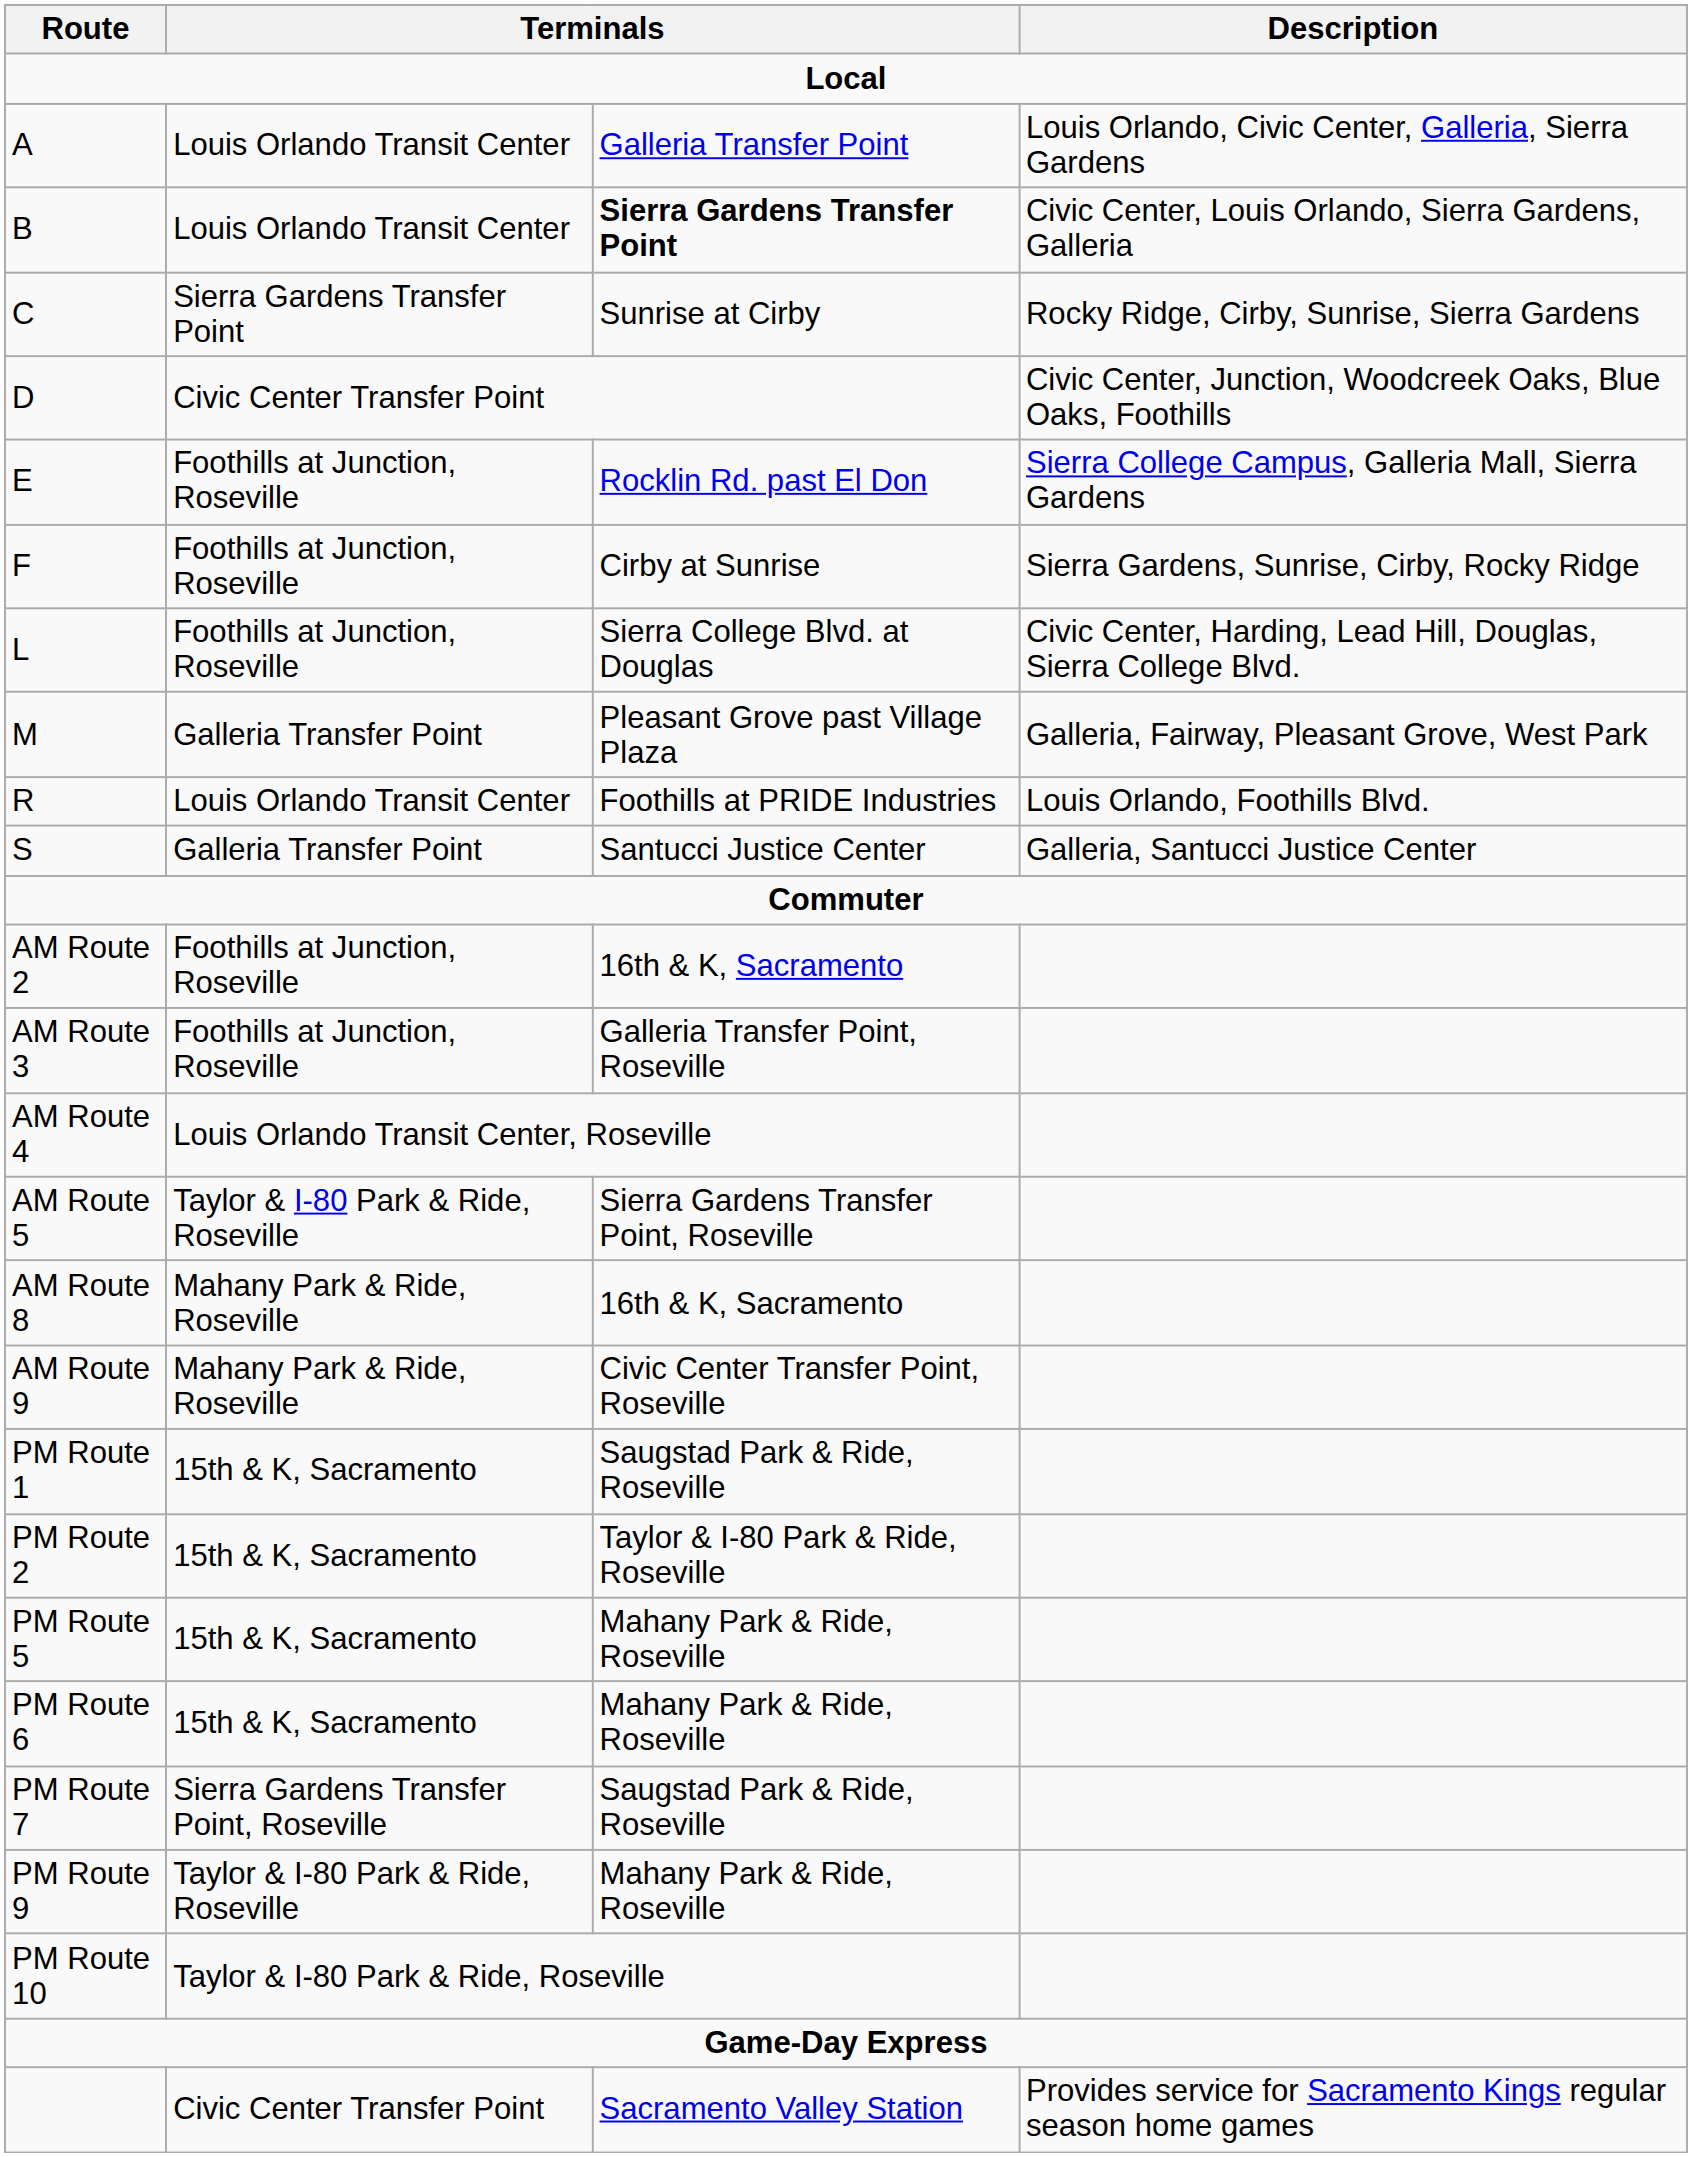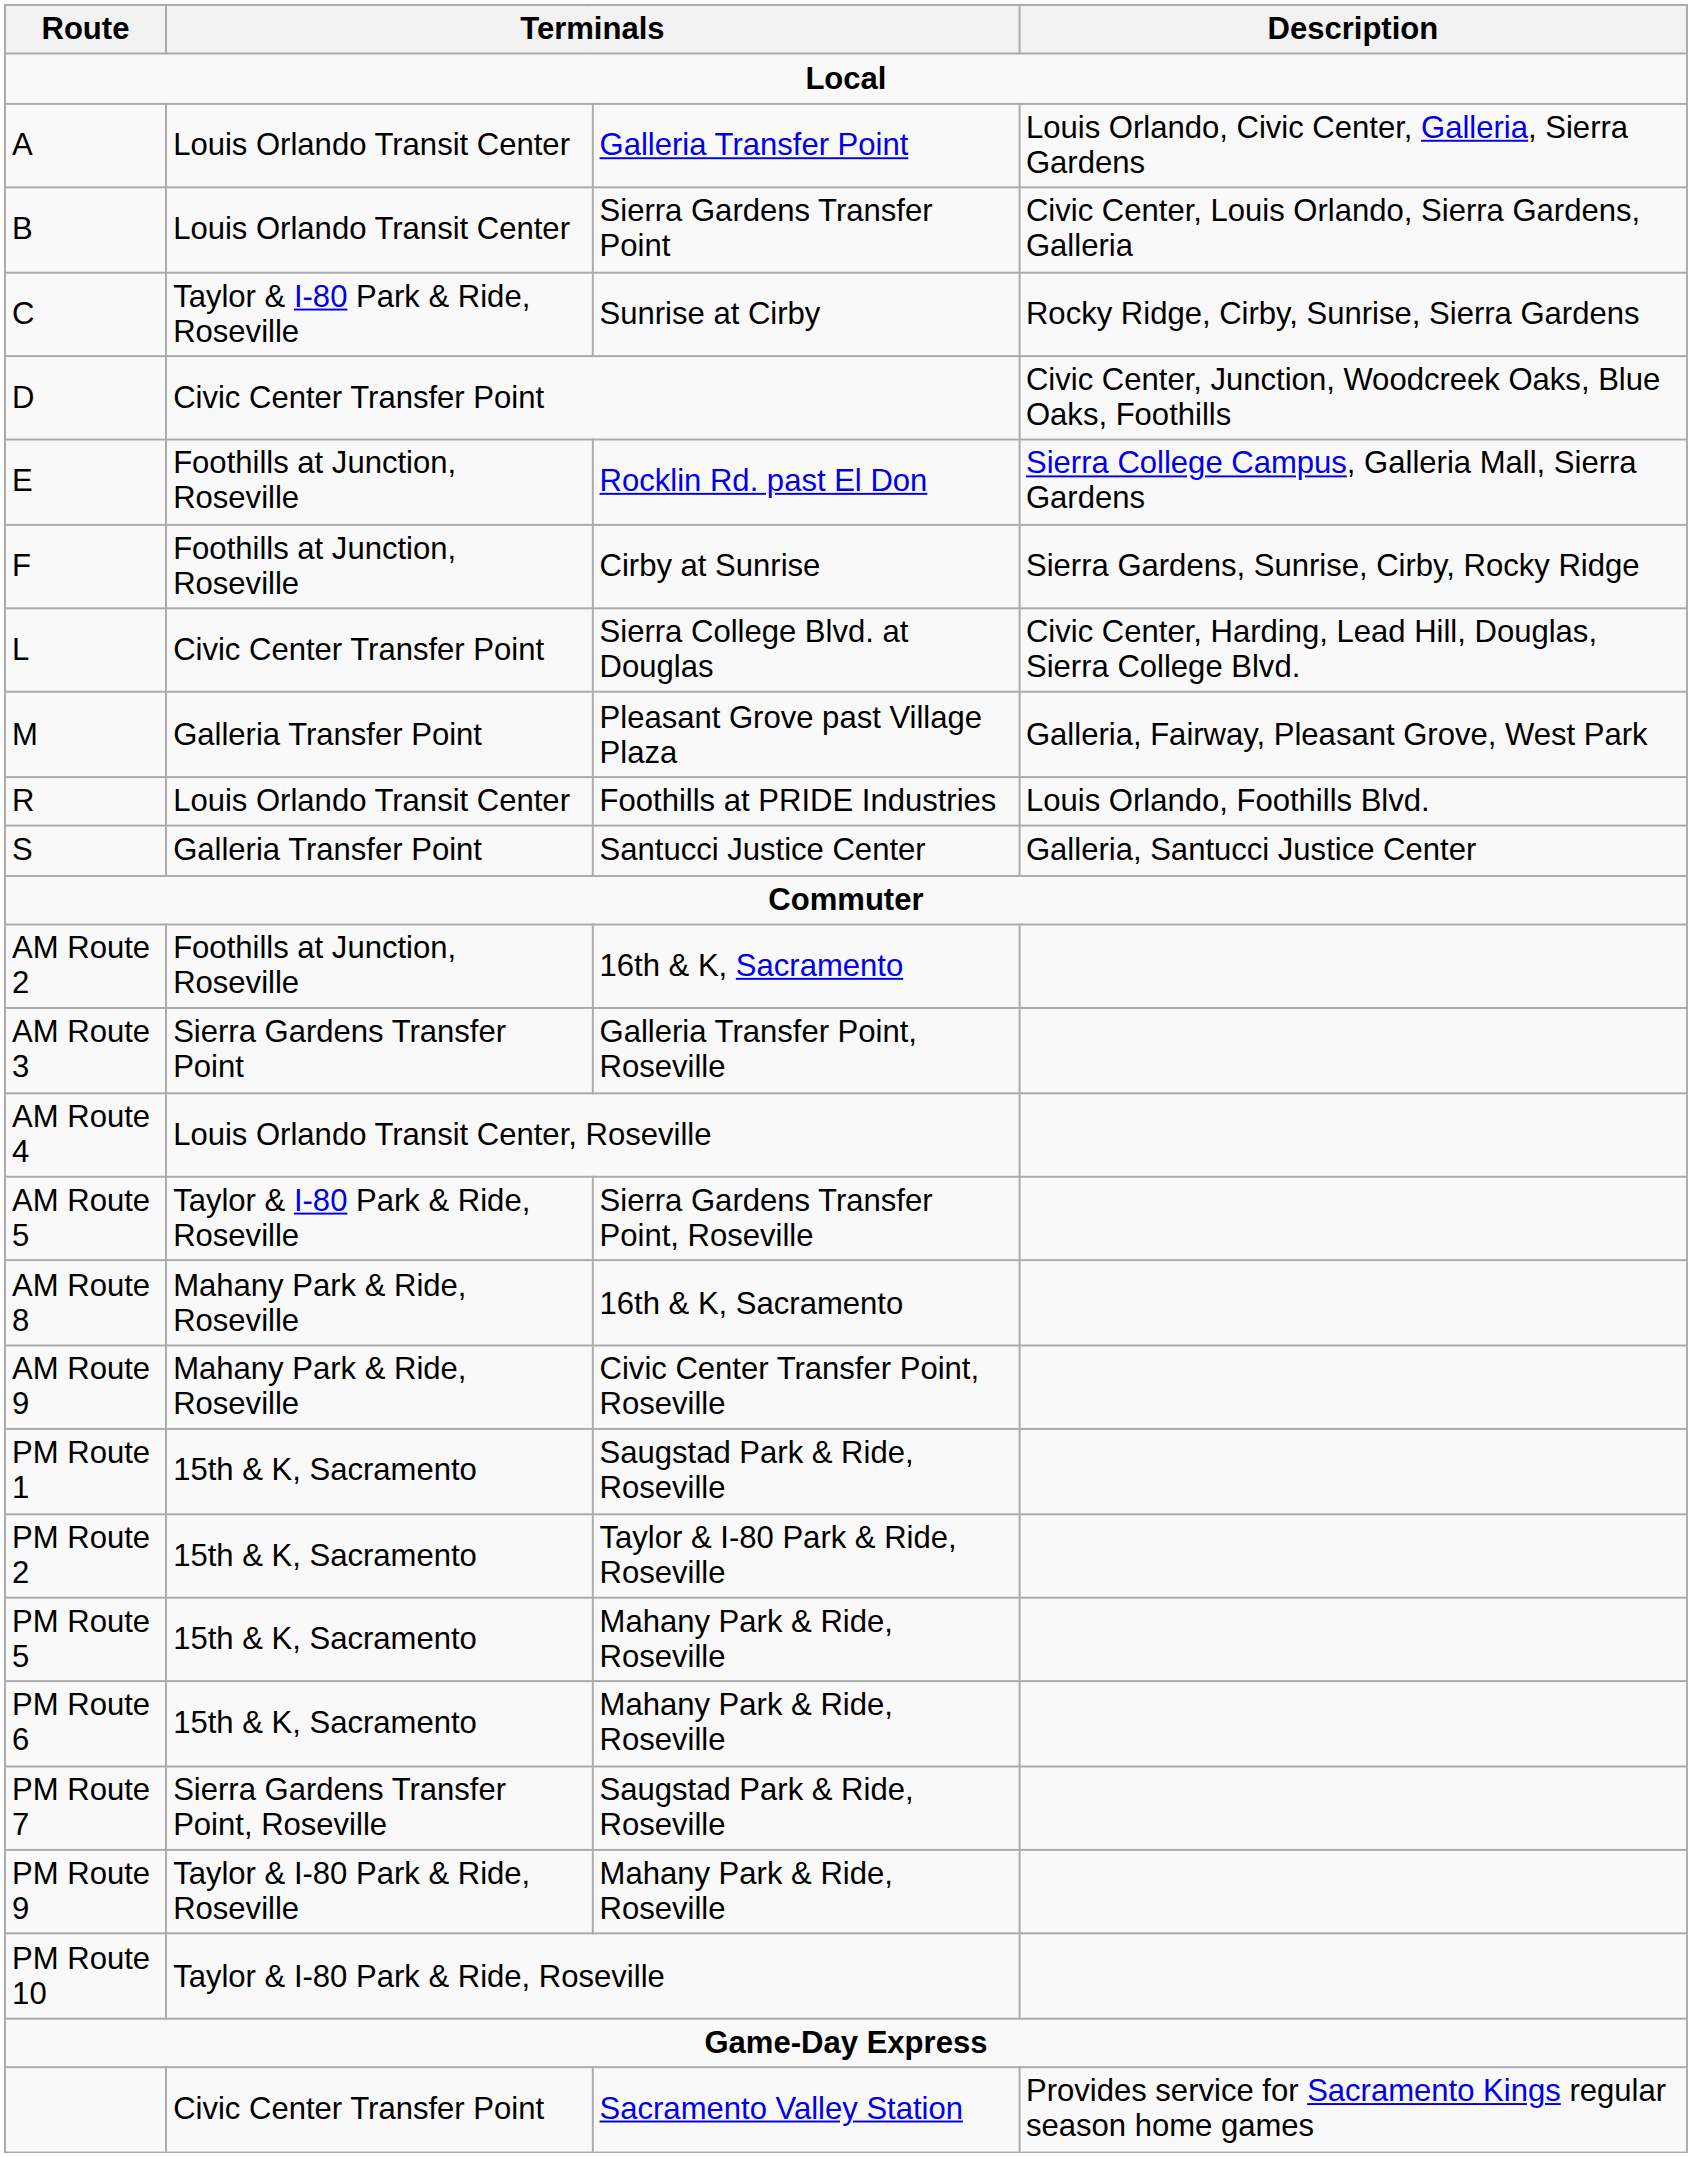(776, 229) bold -> (766, 229) normal
(340, 313) Sierra Gardens Transfer Point -> (352, 313) Taylor & I-80 Park & Ride, Roseville
(315, 649) Foothills at Junction, Roseville -> (359, 649) Civic Center Transfer Point
(315, 1050) Foothills at Junction, Roseville -> (340, 1050) Sierra Gardens Transfer Point
